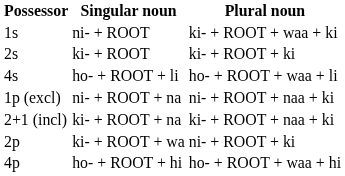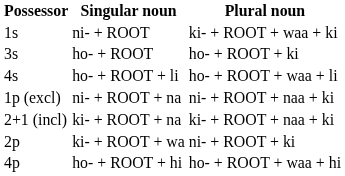- row: (111, 54)
+ row: (113, 54)
